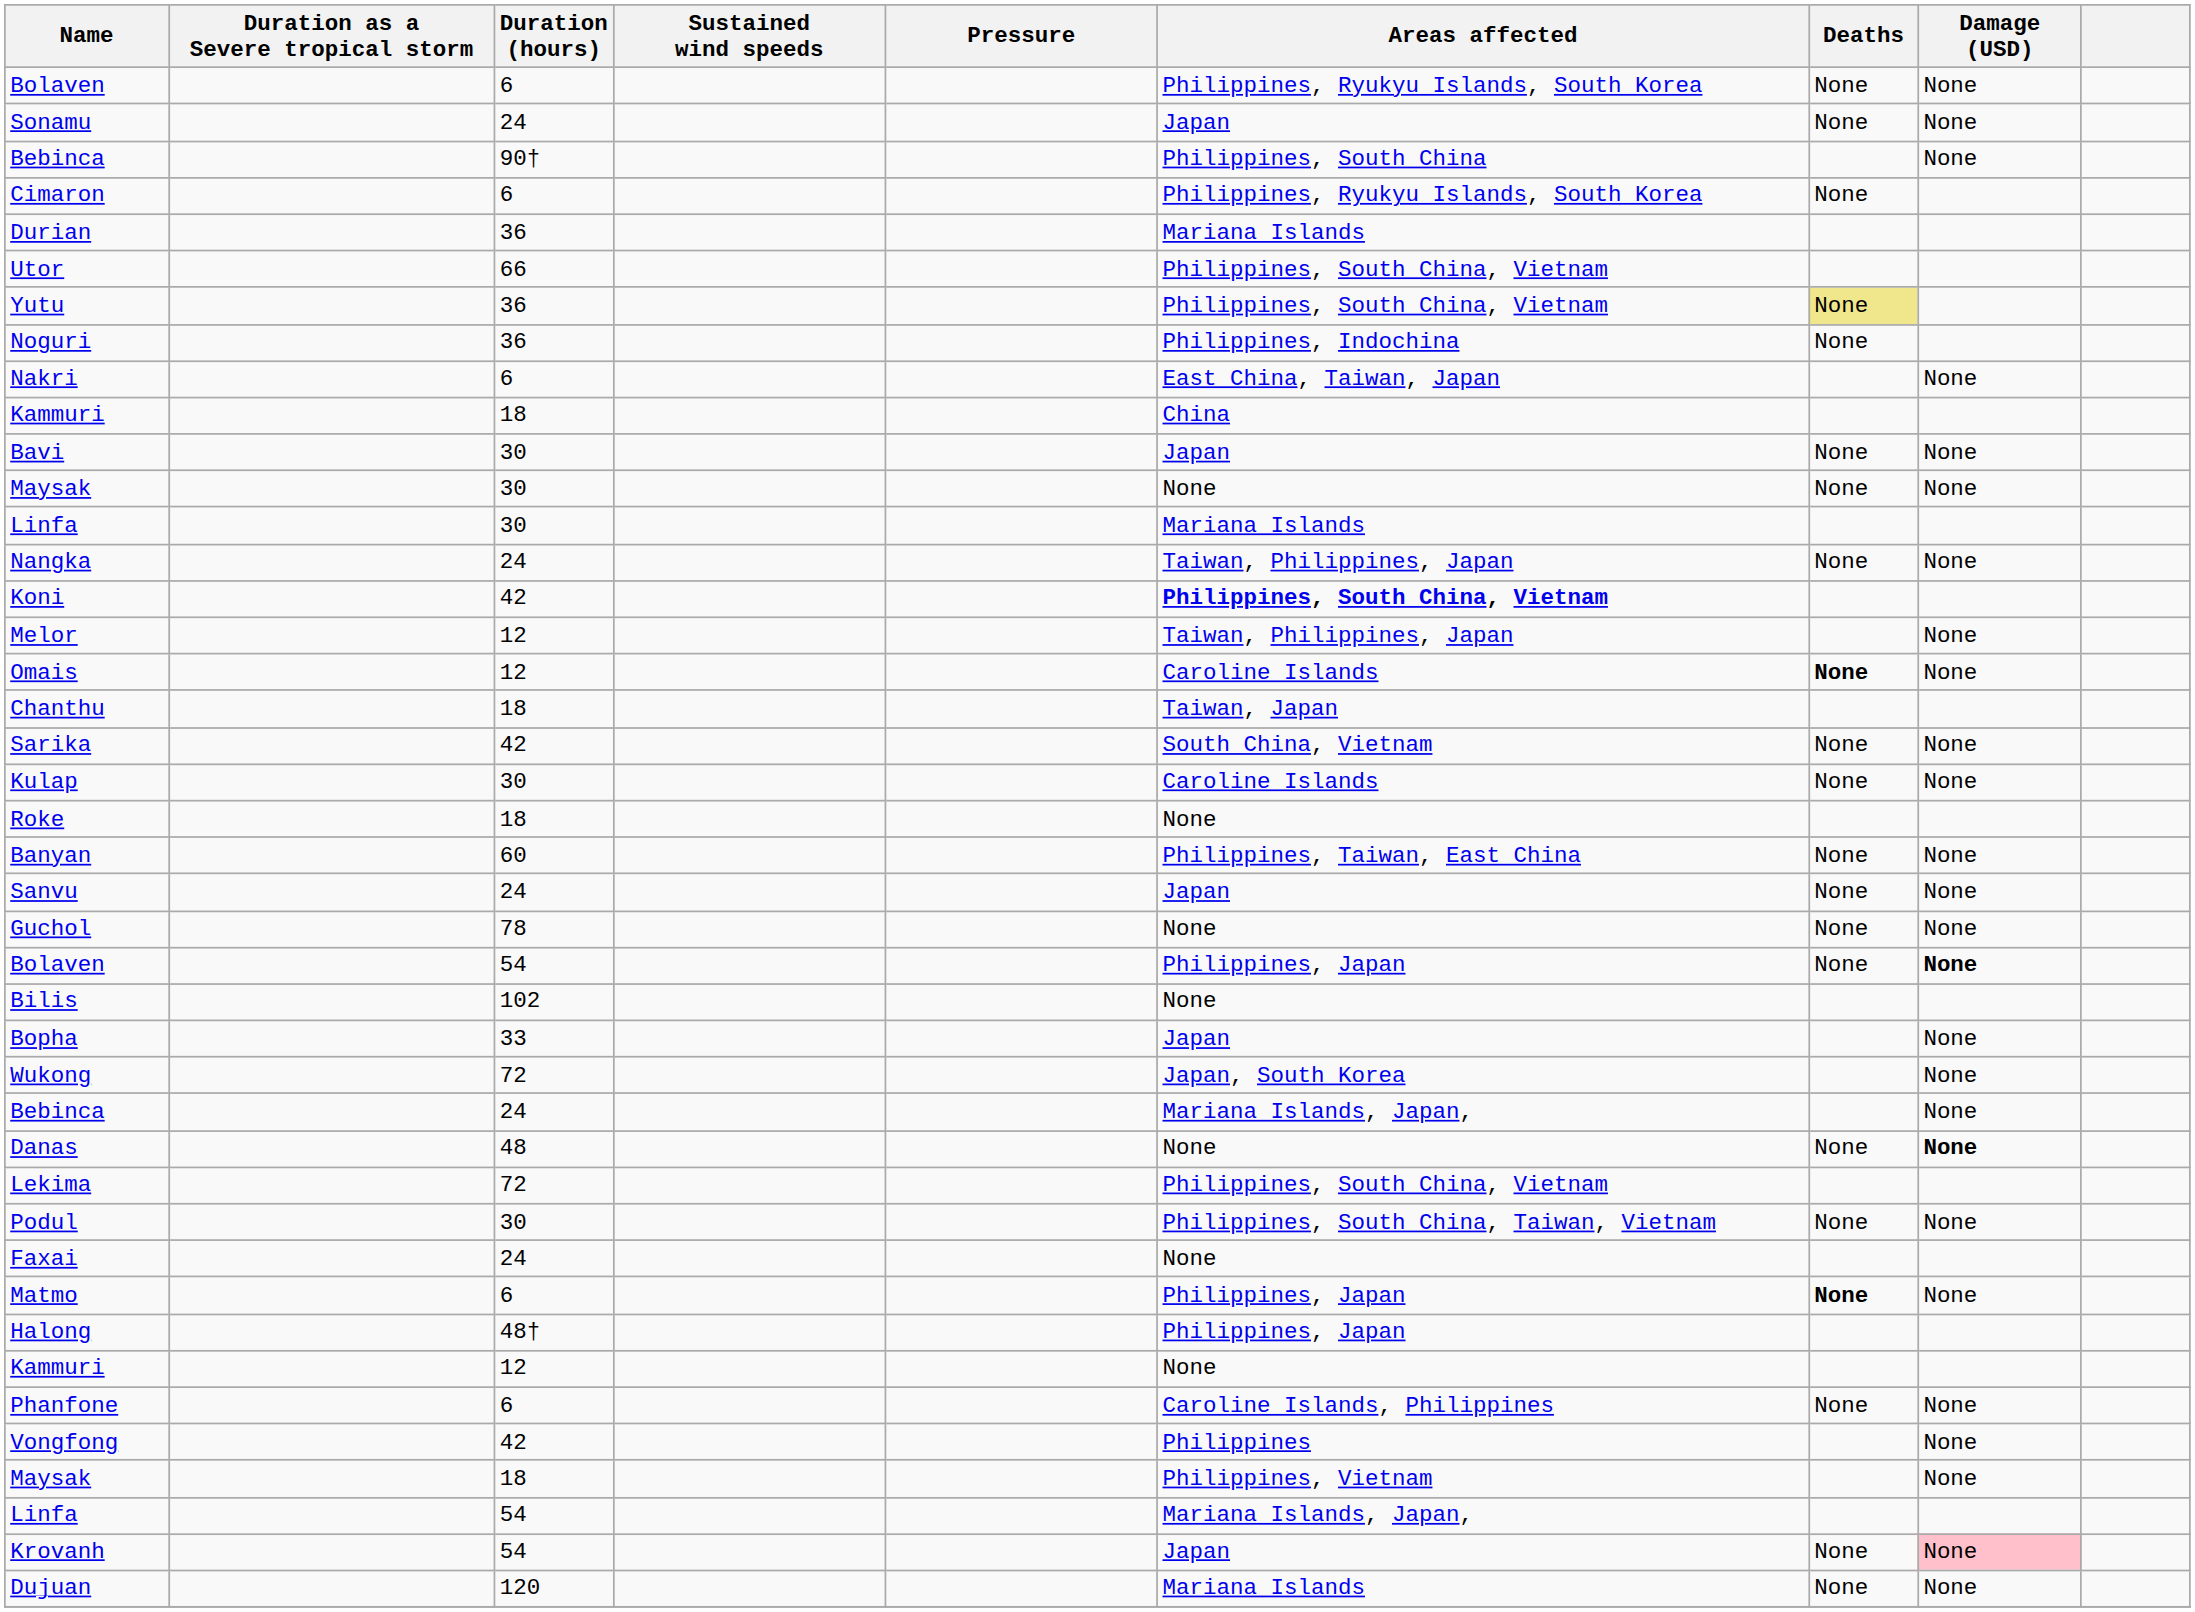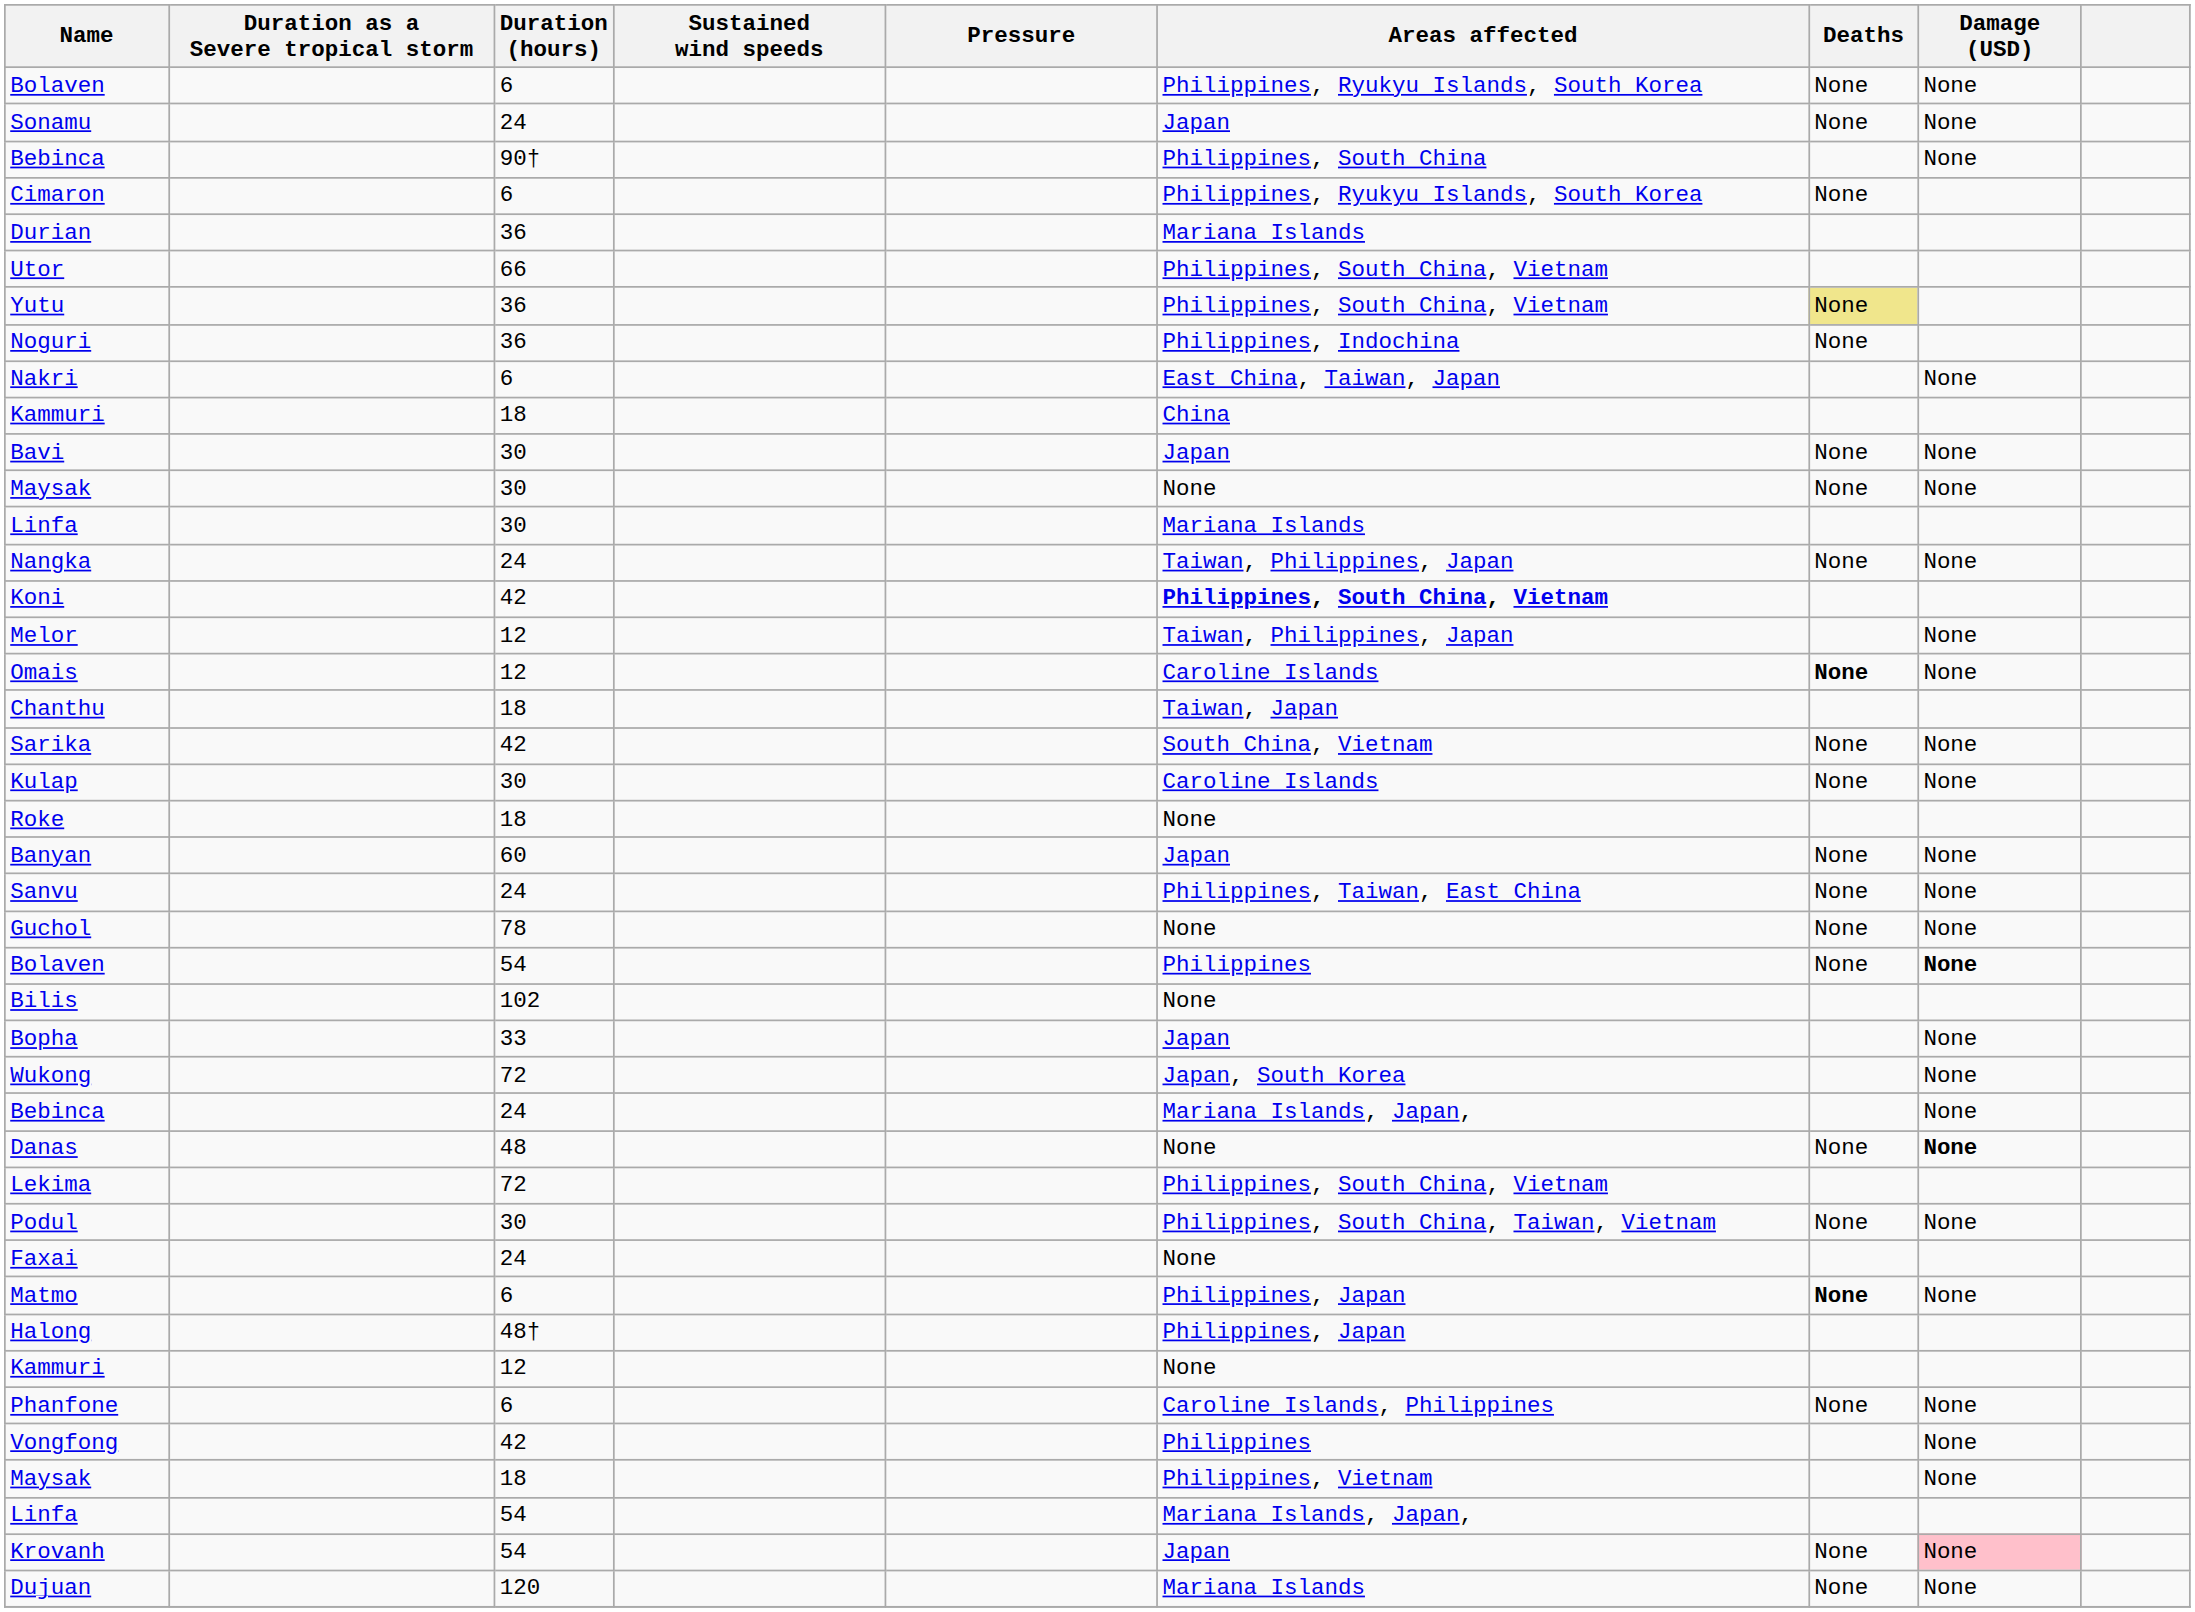(1372, 856) Philippines, Taiwan, East China -> (1196, 856) Japan
(1196, 892) Japan -> (1372, 892) Philippines, Taiwan, East China
(1284, 966) Philippines, Japan -> (1237, 966) Philippines
